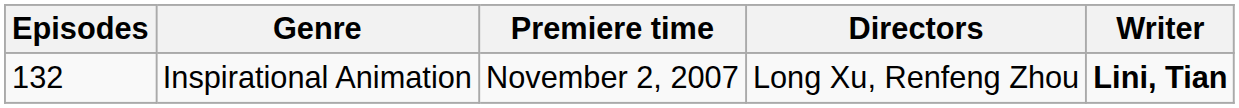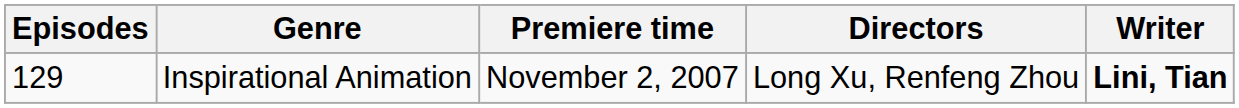(38, 77) 132 -> (38, 77) 129
